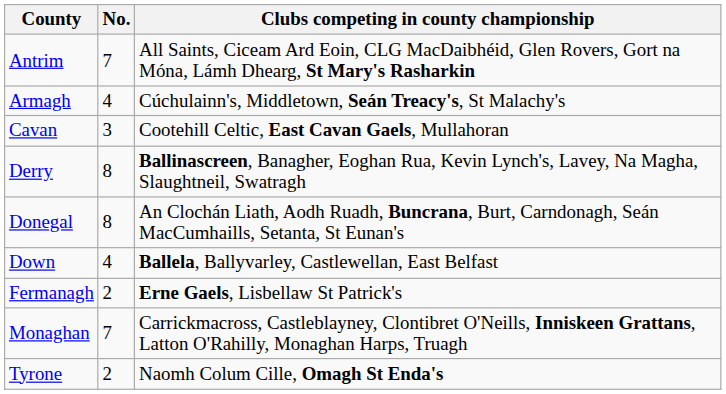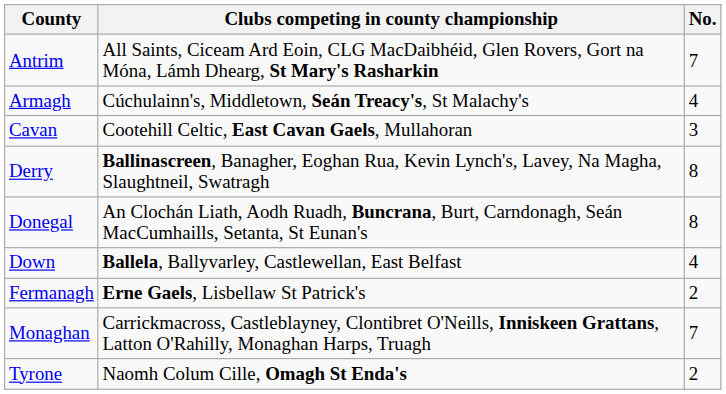columns swapped: (116, 19) <-> (428, 19)
